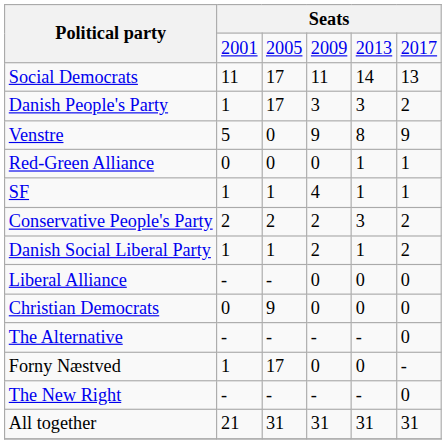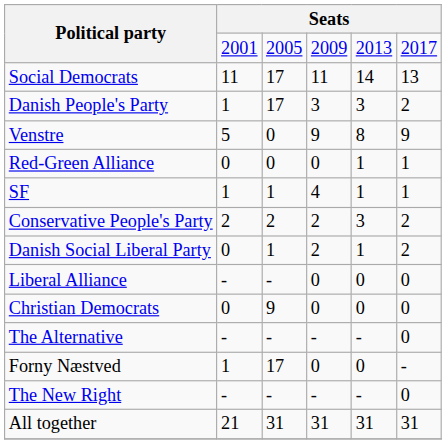(226, 250) 1 -> (226, 250) 0
